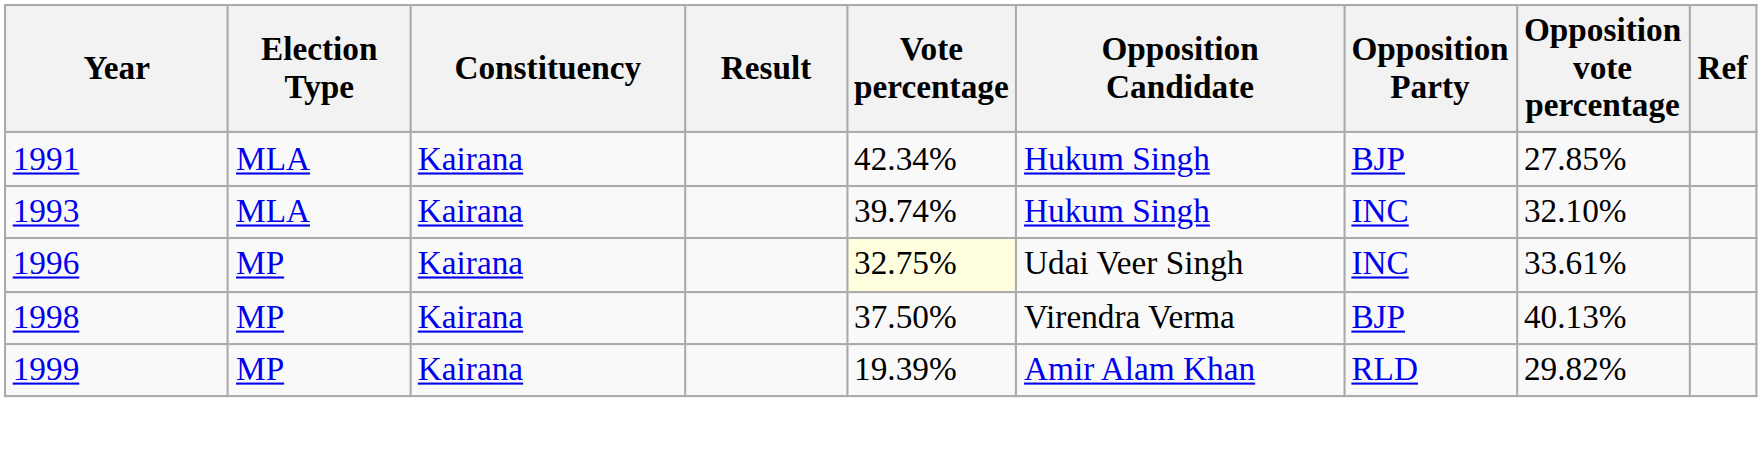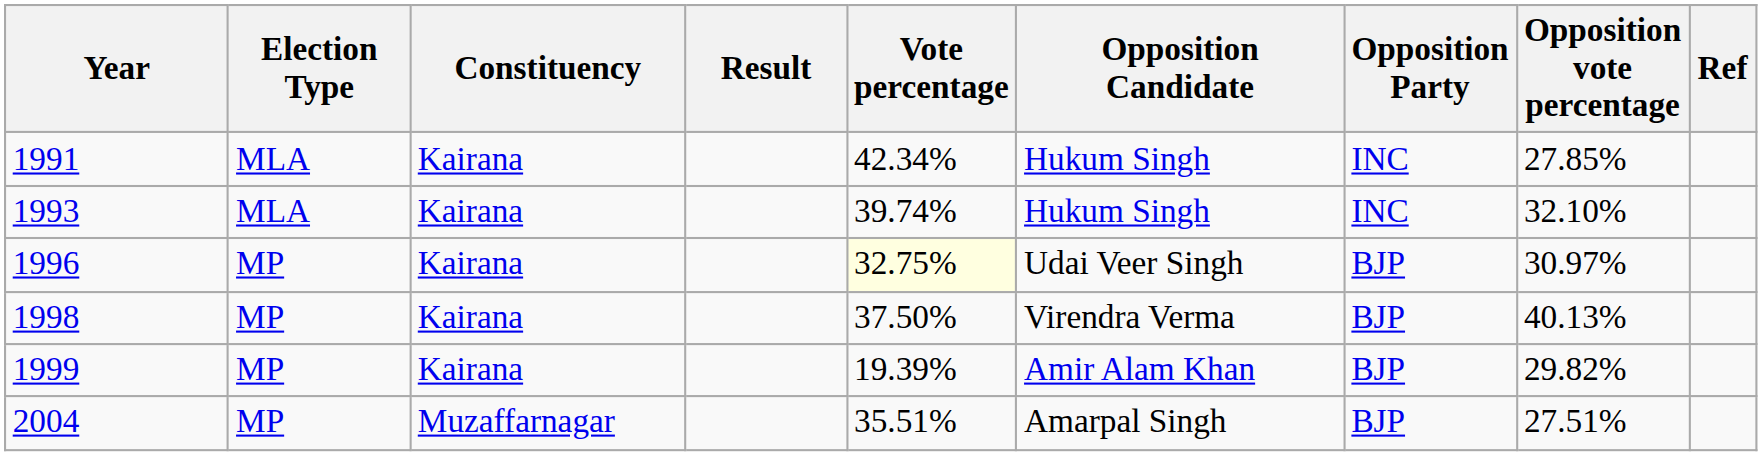(1378, 158) BJP -> (1380, 158) INC
(1380, 264) INC -> (1378, 264) BJP
(1575, 264) 33.61% -> (1575, 264) 30.97%
(1385, 369) RLD -> (1378, 369) BJP
+ row: (46, 422)
